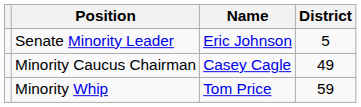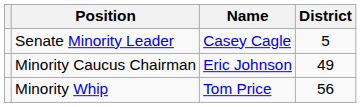(248, 41) Eric Johnson -> (247, 41) Casey Cagle
(247, 65) Casey Cagle -> (248, 65) Eric Johnson
(325, 89) 59 -> (325, 89) 56
